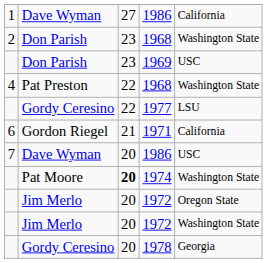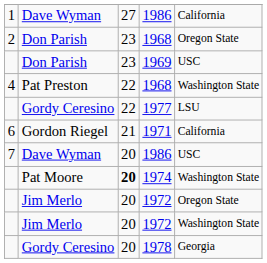(218, 39) Washington State -> (208, 39) Oregon State
